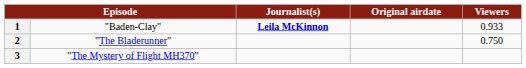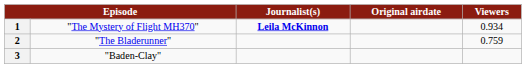(133, 26) "Baden-Clay" -> (133, 26) "The Mystery of Flight MH370"
(492, 26) 0.933 -> (492, 26) 0.934
(492, 41) 0.750 -> (492, 41) 0.759
(133, 56) "The Mystery of Flight MH370" -> (133, 56) "Baden-Clay"
